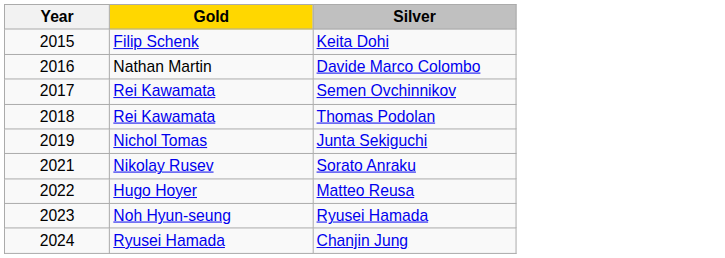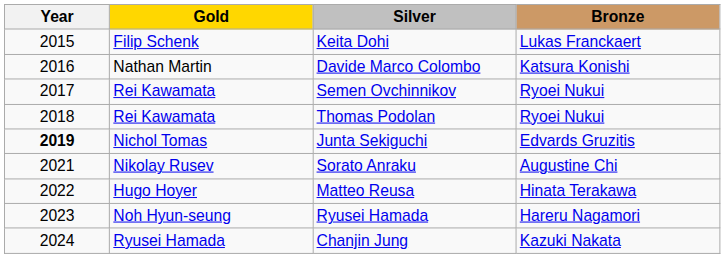+ column: (618, 16)
(57, 141) normal -> (57, 141) bold
